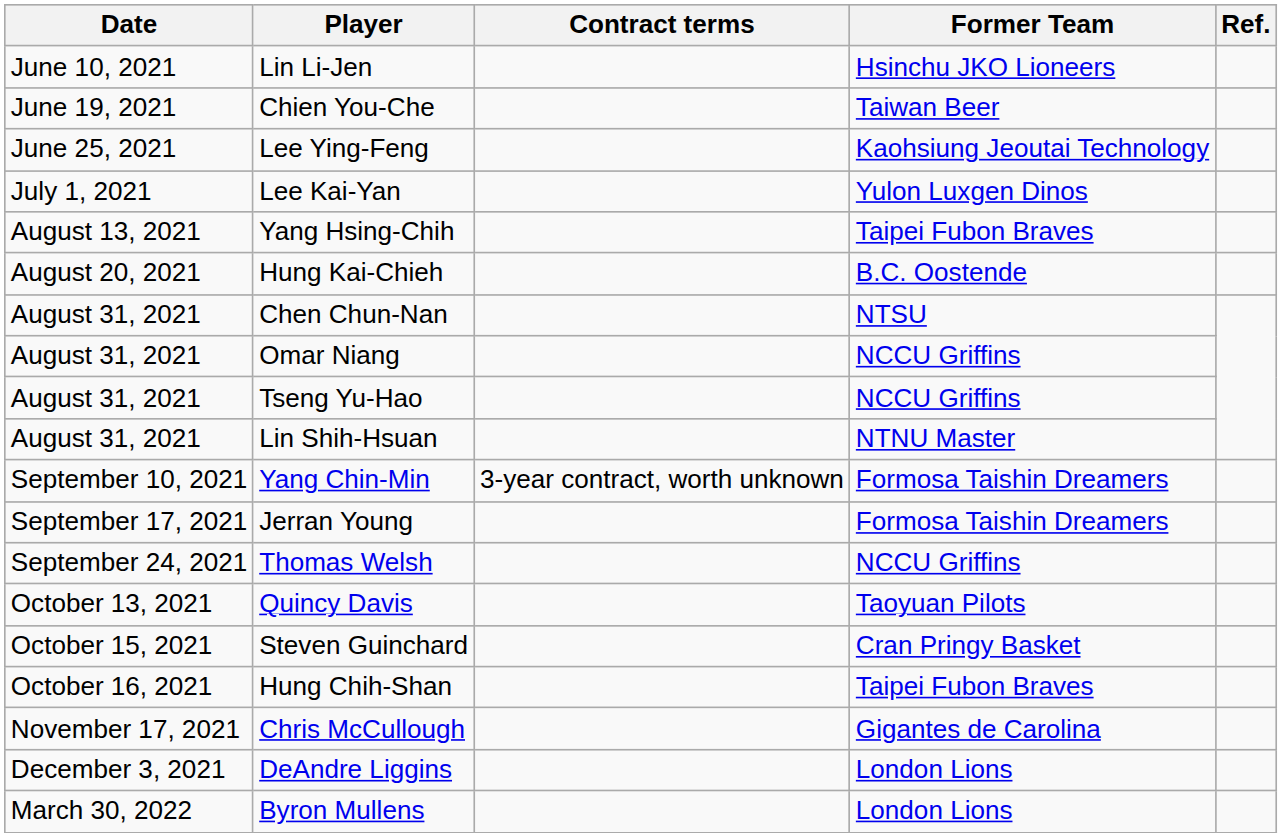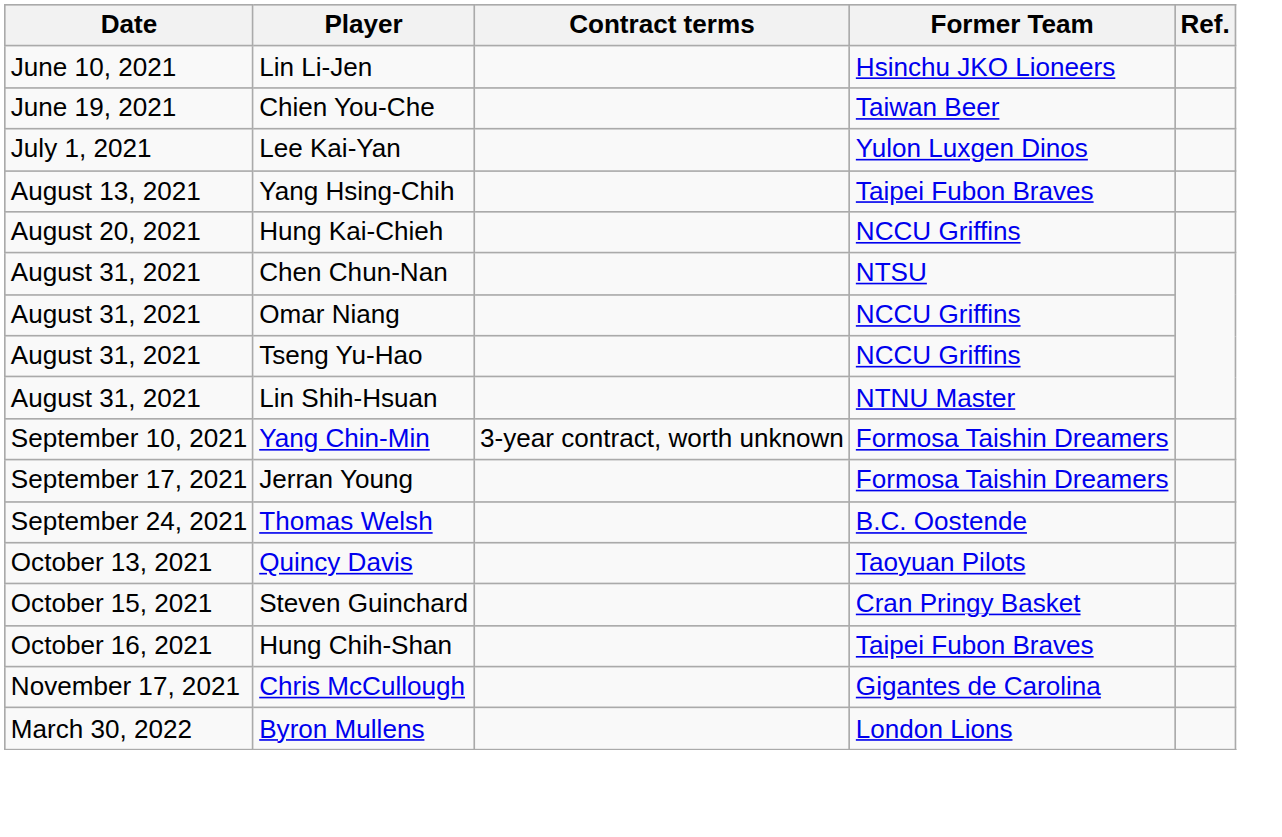- row: (344, 149)
(941, 273) B.C. Oostende -> (938, 231) NCCU Griffins
(938, 562) NCCU Griffins -> (941, 521) B.C. Oostende
- row: (356, 769)
